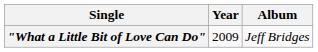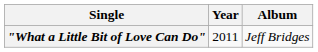(225, 36) 2009 -> (225, 36) 2011
